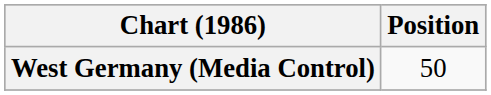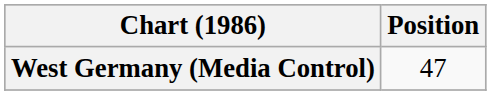(433, 68) 50 -> (433, 68) 47
